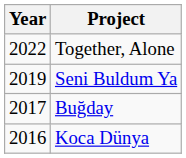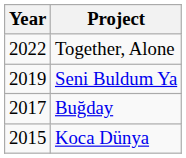(28, 138) 2016 -> (28, 138) 2015
